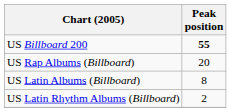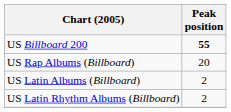(204, 80) 8 -> (204, 80) 2
